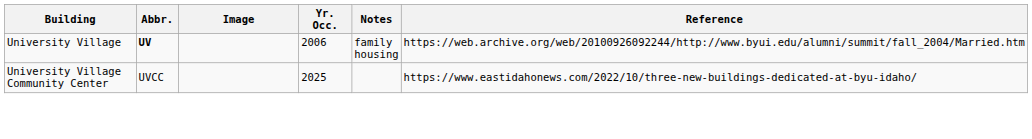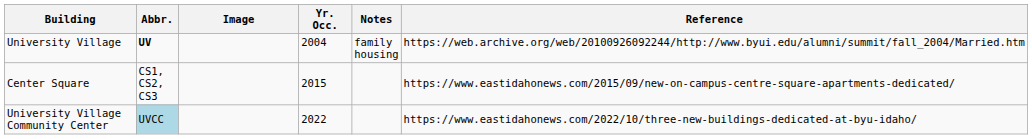(314, 42) 2006 -> (314, 42) 2004
+ row: (48, 84)
(151, 78) no background -> (151, 119) lightblue background
(314, 78) 2025 -> (314, 119) 2022
